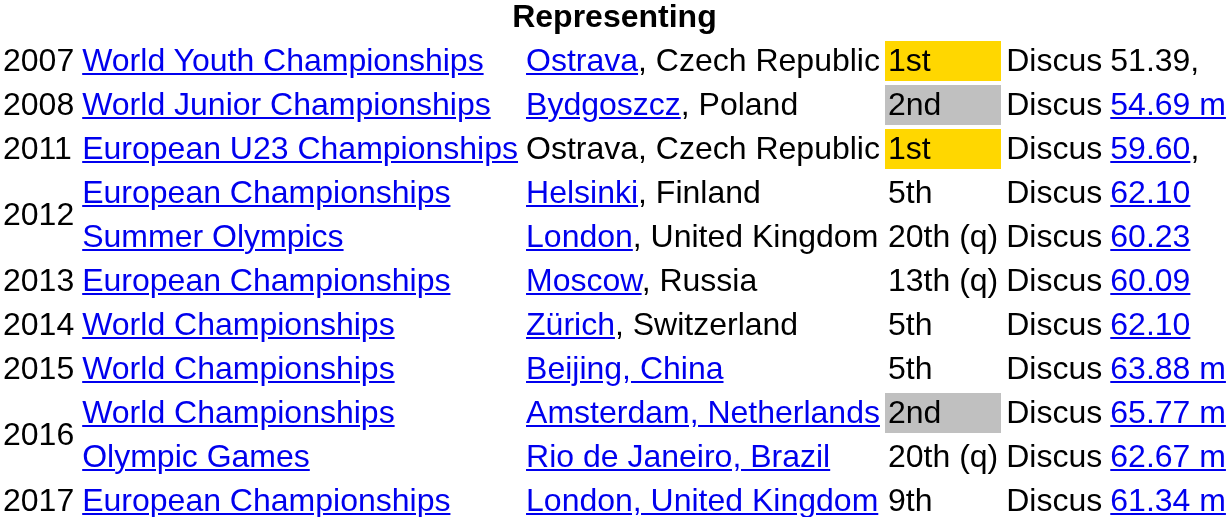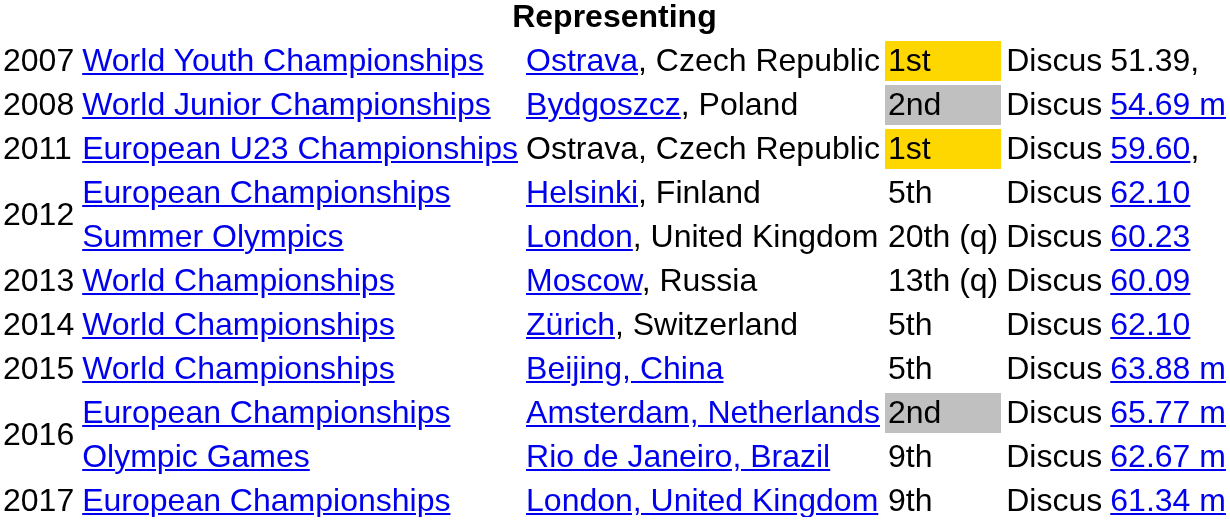(266, 280) European Championships -> (238, 280) World Championships
(238, 412) World Championships -> (266, 412) European Championships
(943, 456) 20th (q) -> (910, 456) 9th
